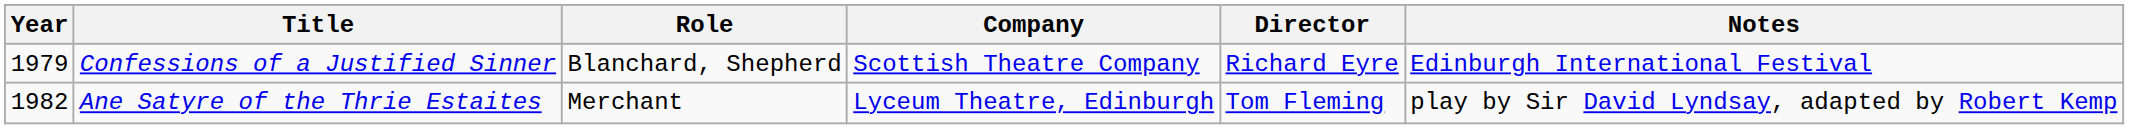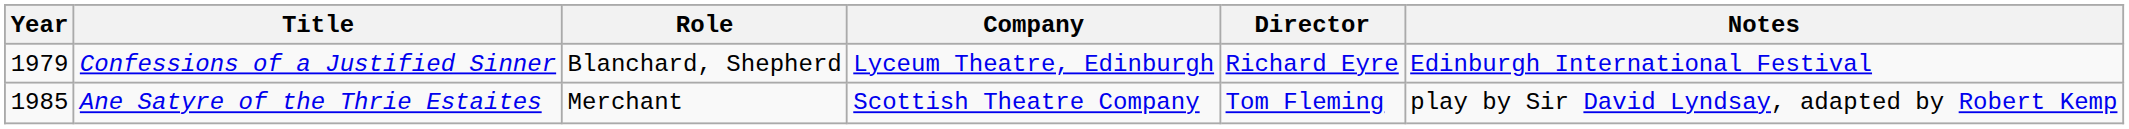(1026, 64) Scottish Theatre Company -> (1034, 64) Lyceum Theatre, Edinburgh
(40, 103) 1982 -> (40, 103) 1985
(1034, 103) Lyceum Theatre, Edinburgh -> (1026, 103) Scottish Theatre Company
